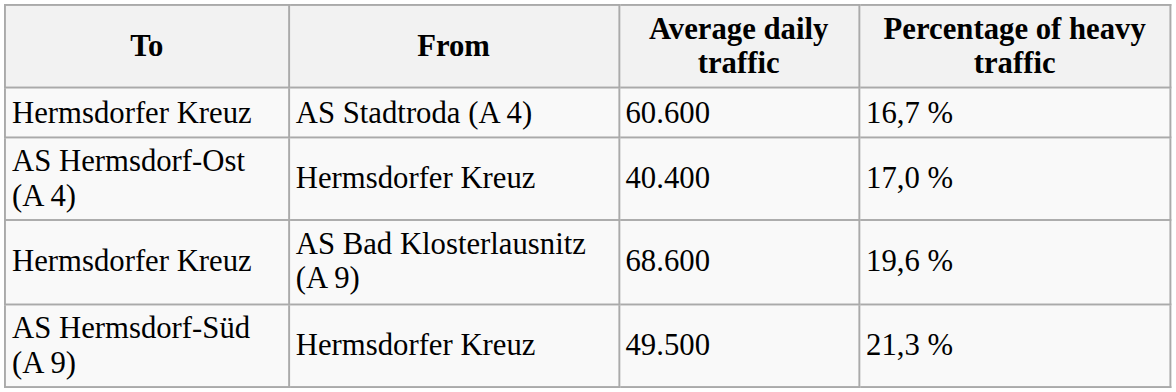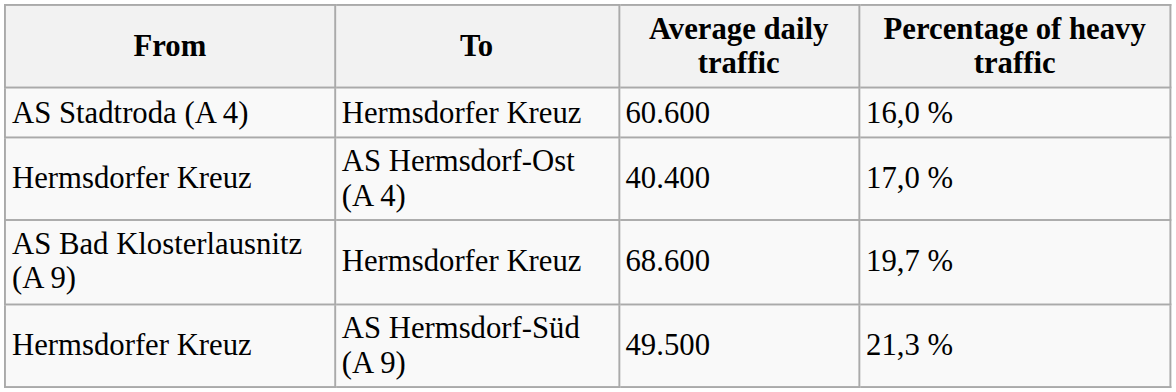columns swapped: (454, 46) <-> (147, 46)
(910, 112) 16,7 % -> (910, 112) 16,0 %
(910, 261) 19,6 % -> (910, 261) 19,7 %
